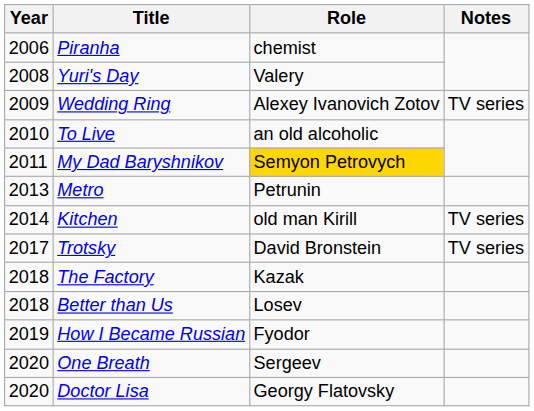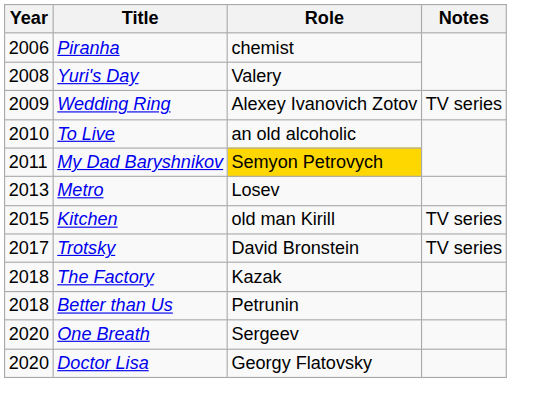(287, 190) Petrunin -> (256, 190) Losev
(29, 219) 2014 -> (29, 219) 2015
(278, 305) Losev -> (265, 305) Petrunin
- row: (151, 334)
